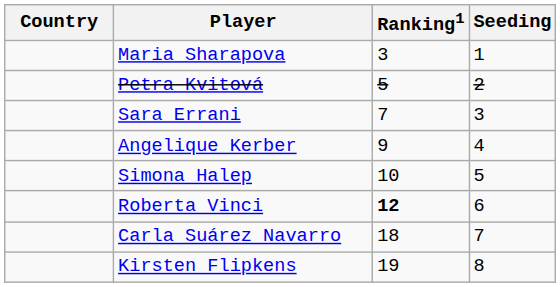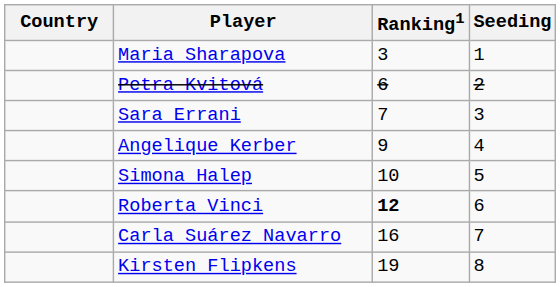(383, 85) 5 -> (383, 85) 6
(388, 237) 18 -> (388, 237) 16
